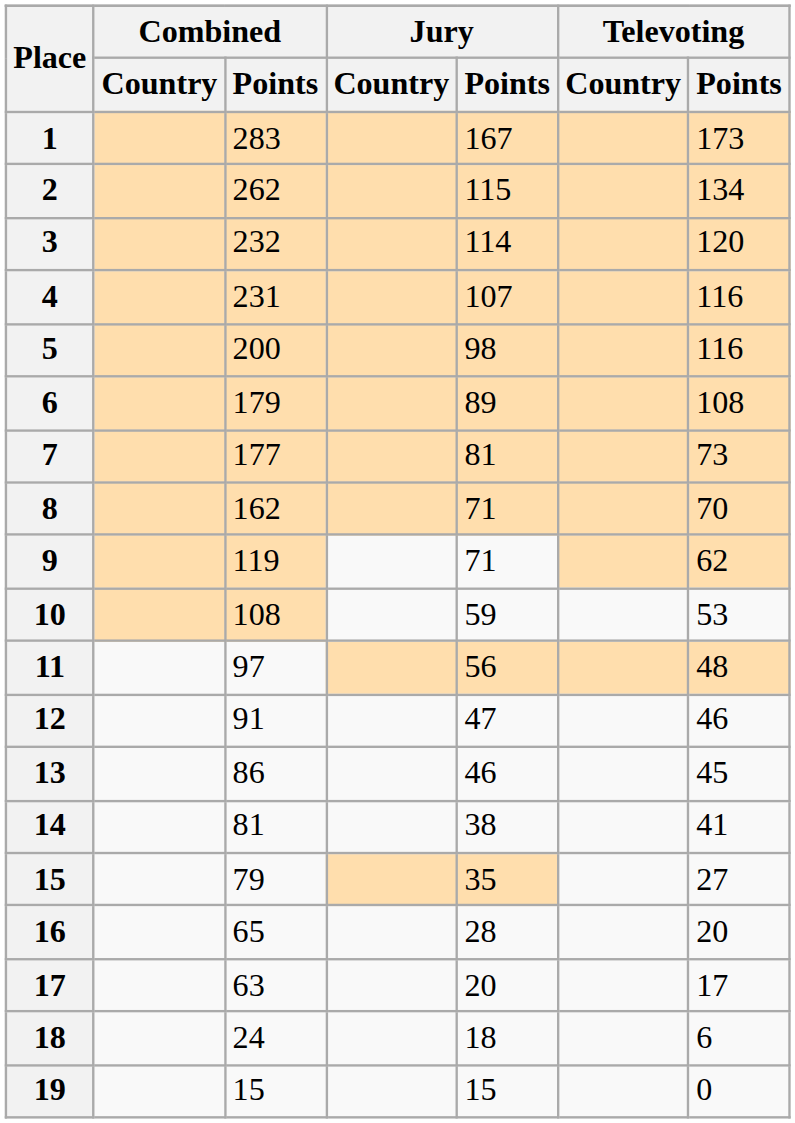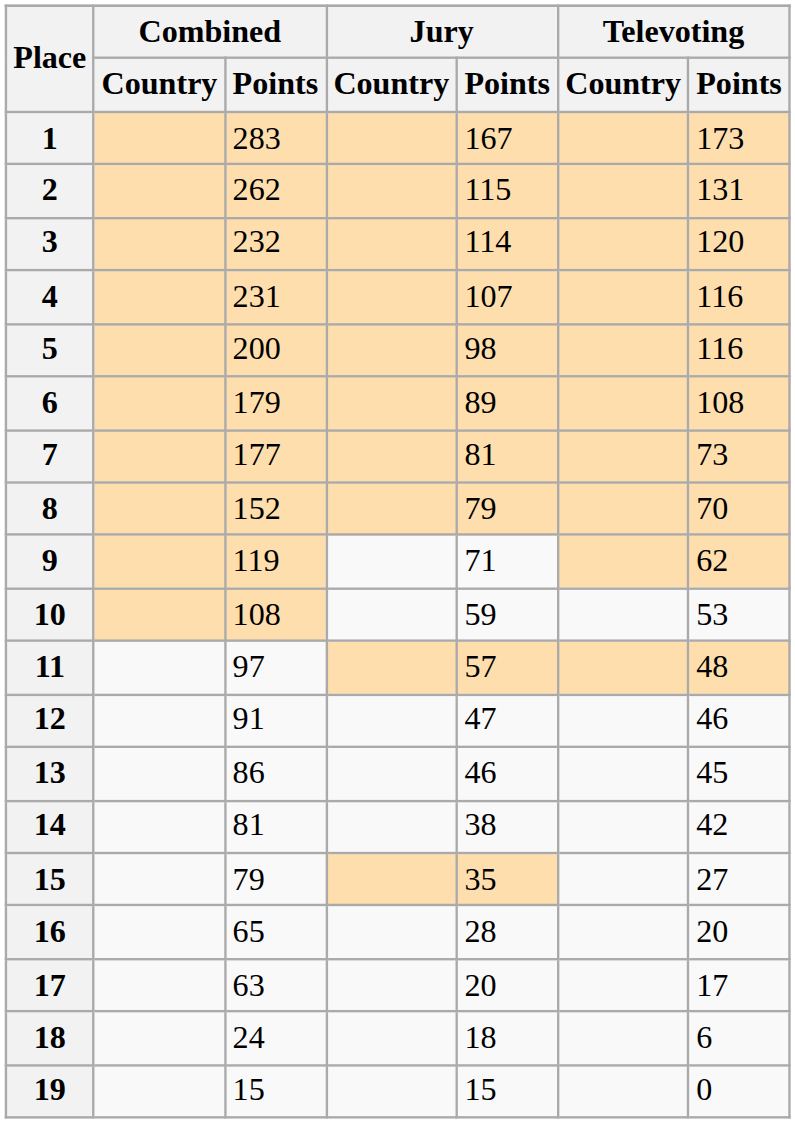(720, 190) 134 -> (720, 190) 131
(257, 508) 162 -> (257, 508) 152
(480, 508) 71 -> (480, 508) 79
(480, 667) 56 -> (480, 667) 57
(712, 825) 41 -> (712, 825) 42
